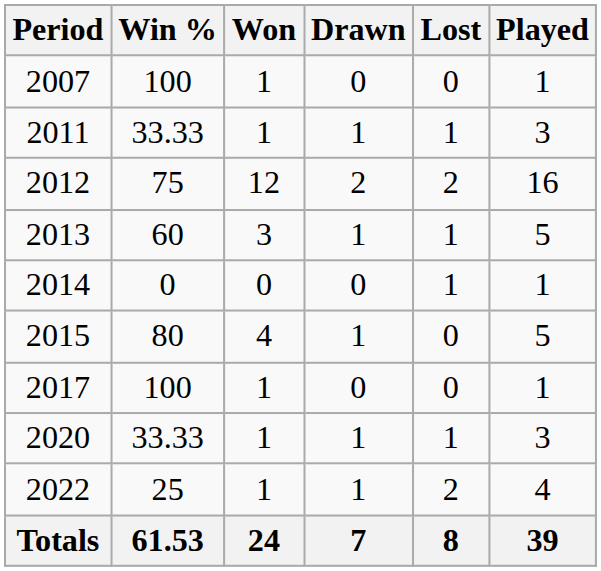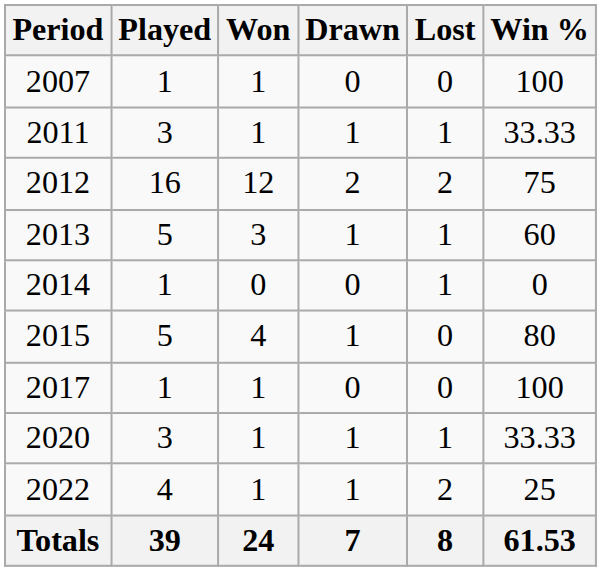columns swapped: (543, 30) <-> (168, 30)
